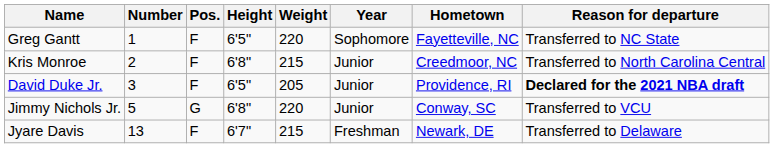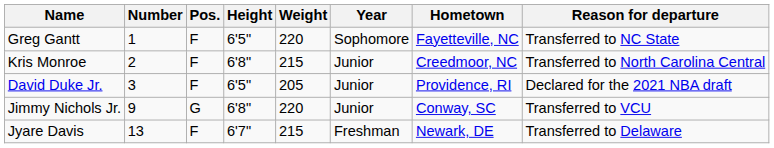(635, 85) bold -> (629, 85) normal
(132, 108) 5 -> (132, 108) 9
